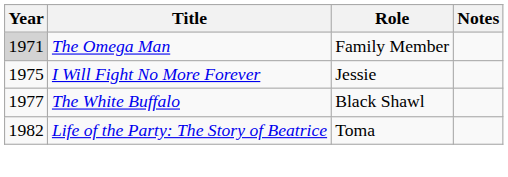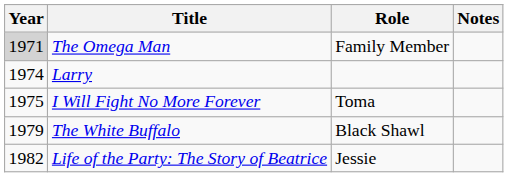+ row: (72, 74)
(356, 74) Jessie -> (355, 102) Toma
(26, 102) 1977 -> (26, 130) 1979
(355, 130) Toma -> (356, 158) Jessie
